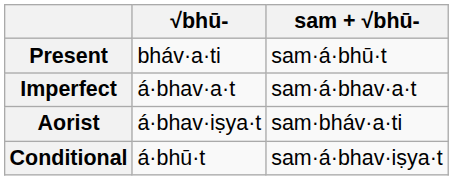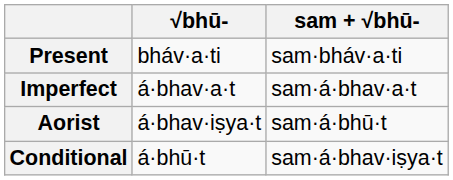(329, 55) sam·á·bhū·t -> (337, 55) sam·bháv·a·ti
(337, 123) sam·bháv·a·ti -> (329, 123) sam·á·bhū·t
